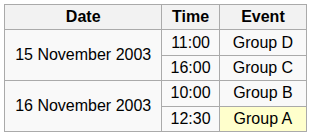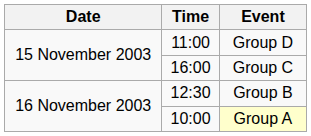(191, 93) 10:00 -> (191, 93) 12:30
(191, 118) 12:30 -> (191, 118) 10:00
